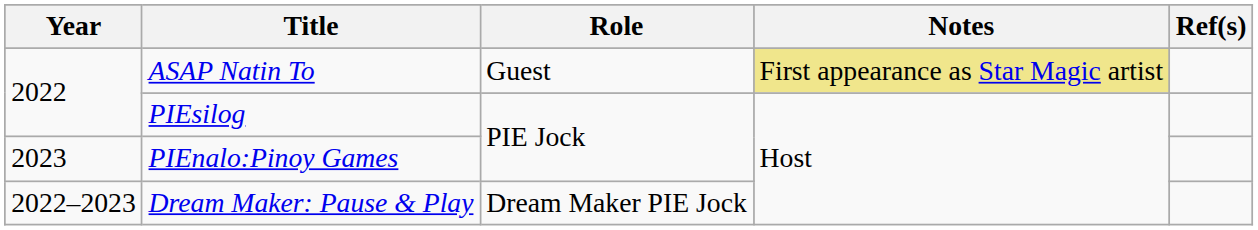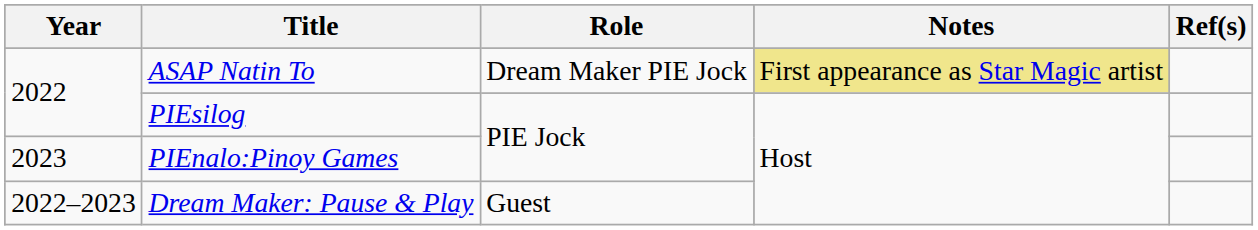(518, 70) Guest -> (617, 70) Dream Maker PIE Jock
(617, 202) Dream Maker PIE Jock -> (518, 202) Guest
